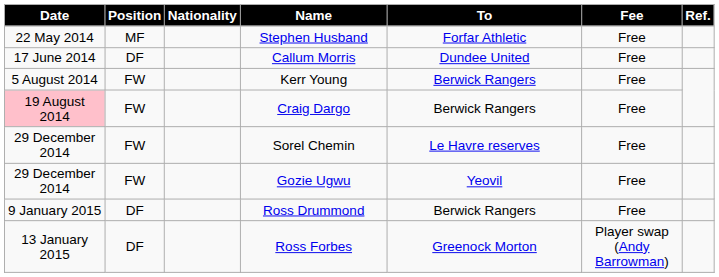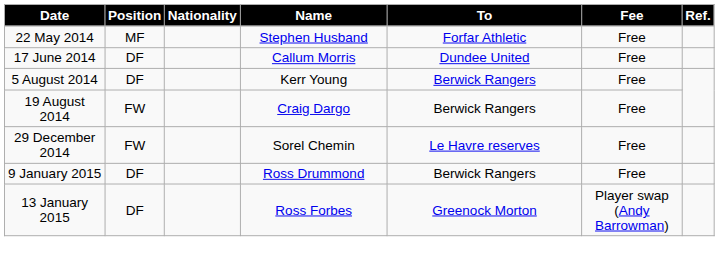(135, 80) FW -> (135, 80) DF
(55, 109) pink background -> (55, 109) no background
- row: (314, 181)
